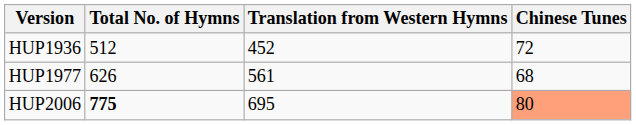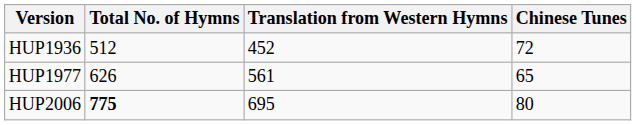(525, 76) 68 -> (525, 76) 65
(525, 104) lightsalmon background -> (525, 104) no background
